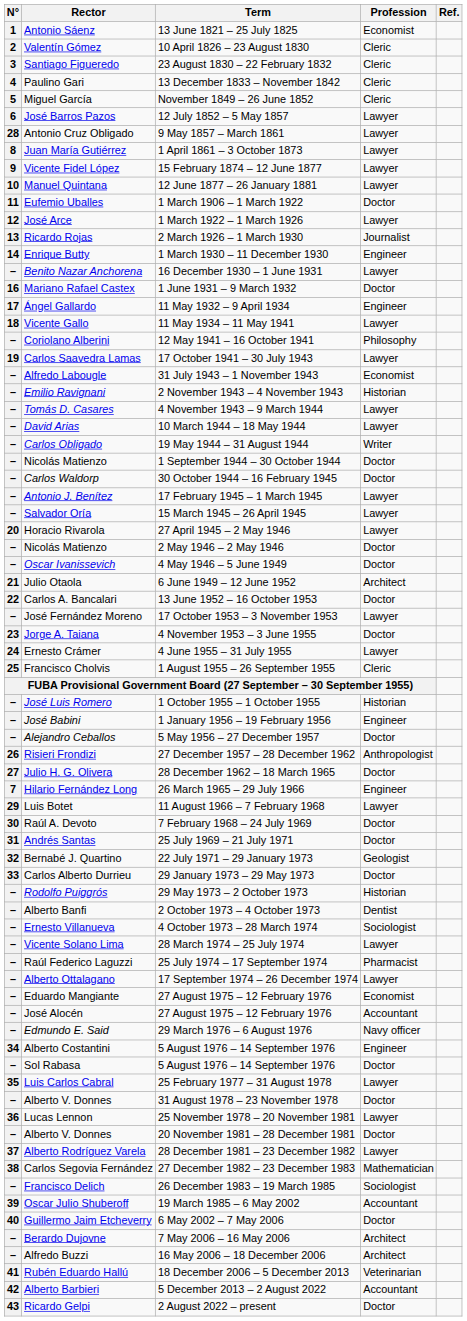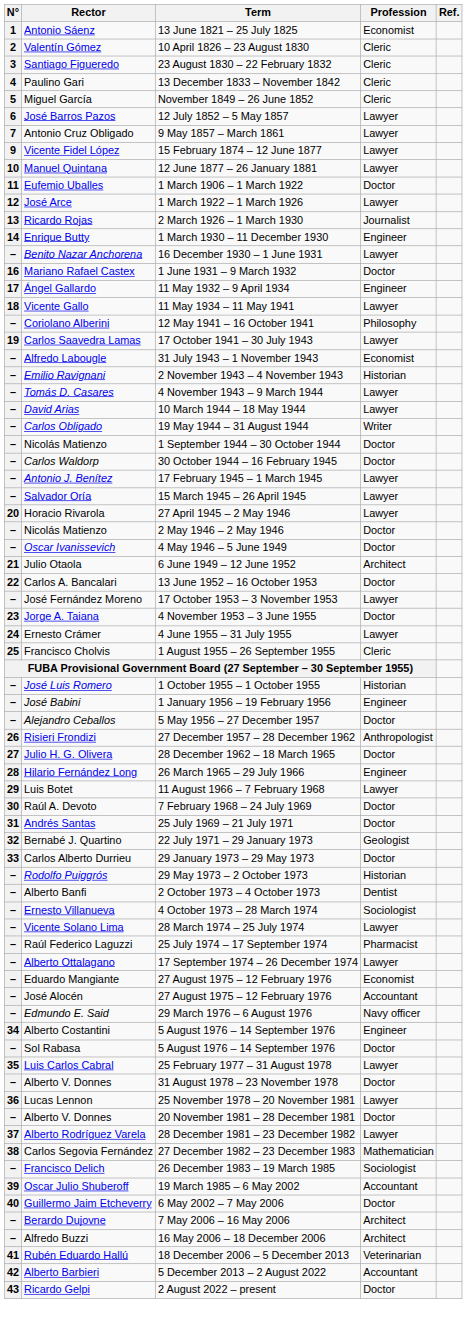(13, 133) 28 -> (13, 133) 7
- row: (75, 151)
(13, 789) 7 -> (13, 772) 28
